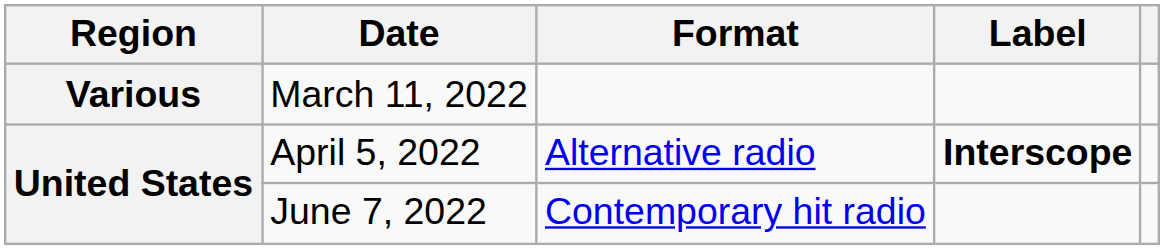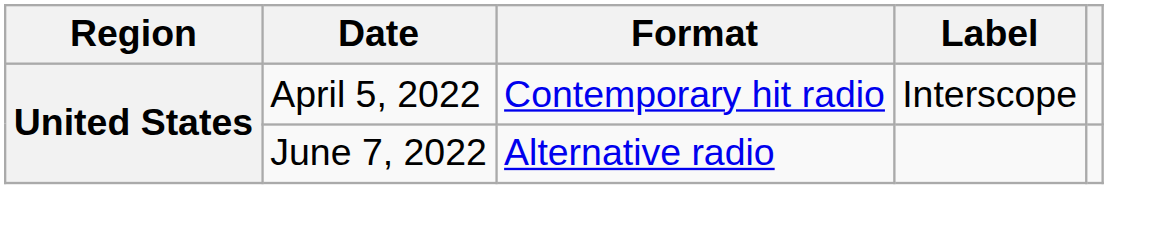- row: (399, 93)
(680, 152) Alternative radio -> (695, 93) Contemporary hit radio
(1038, 152) bold -> (990, 93) normal
(735, 212) Contemporary hit radio -> (639, 152) Alternative radio
